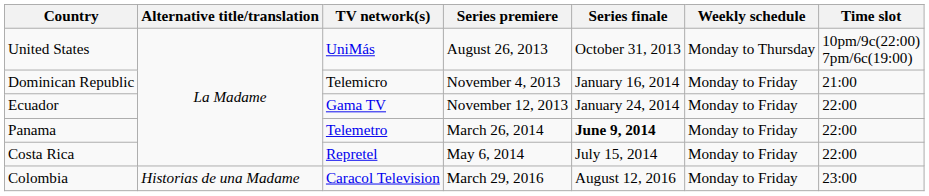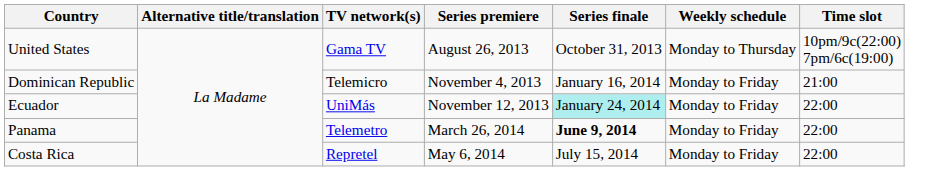(350, 49) UniMás -> (356, 49) Gama TV
(356, 105) Gama TV -> (350, 105) UniMás
(627, 105) no background -> (608, 105) paleturquoise background
- row: (38, 178)
